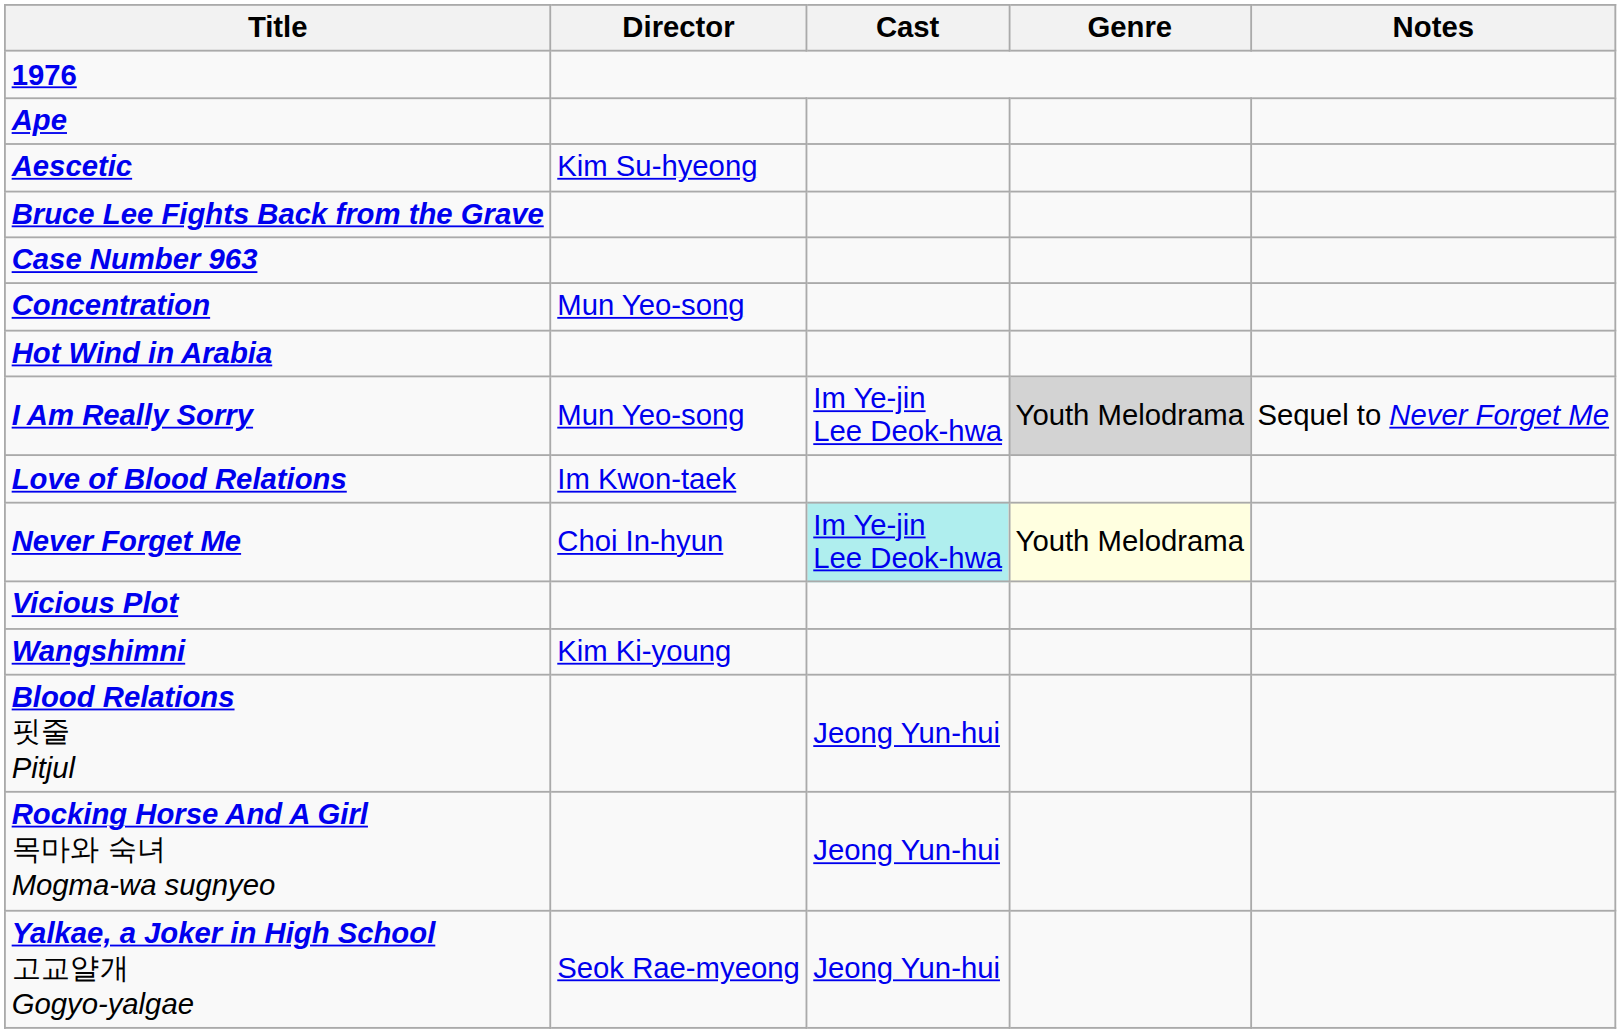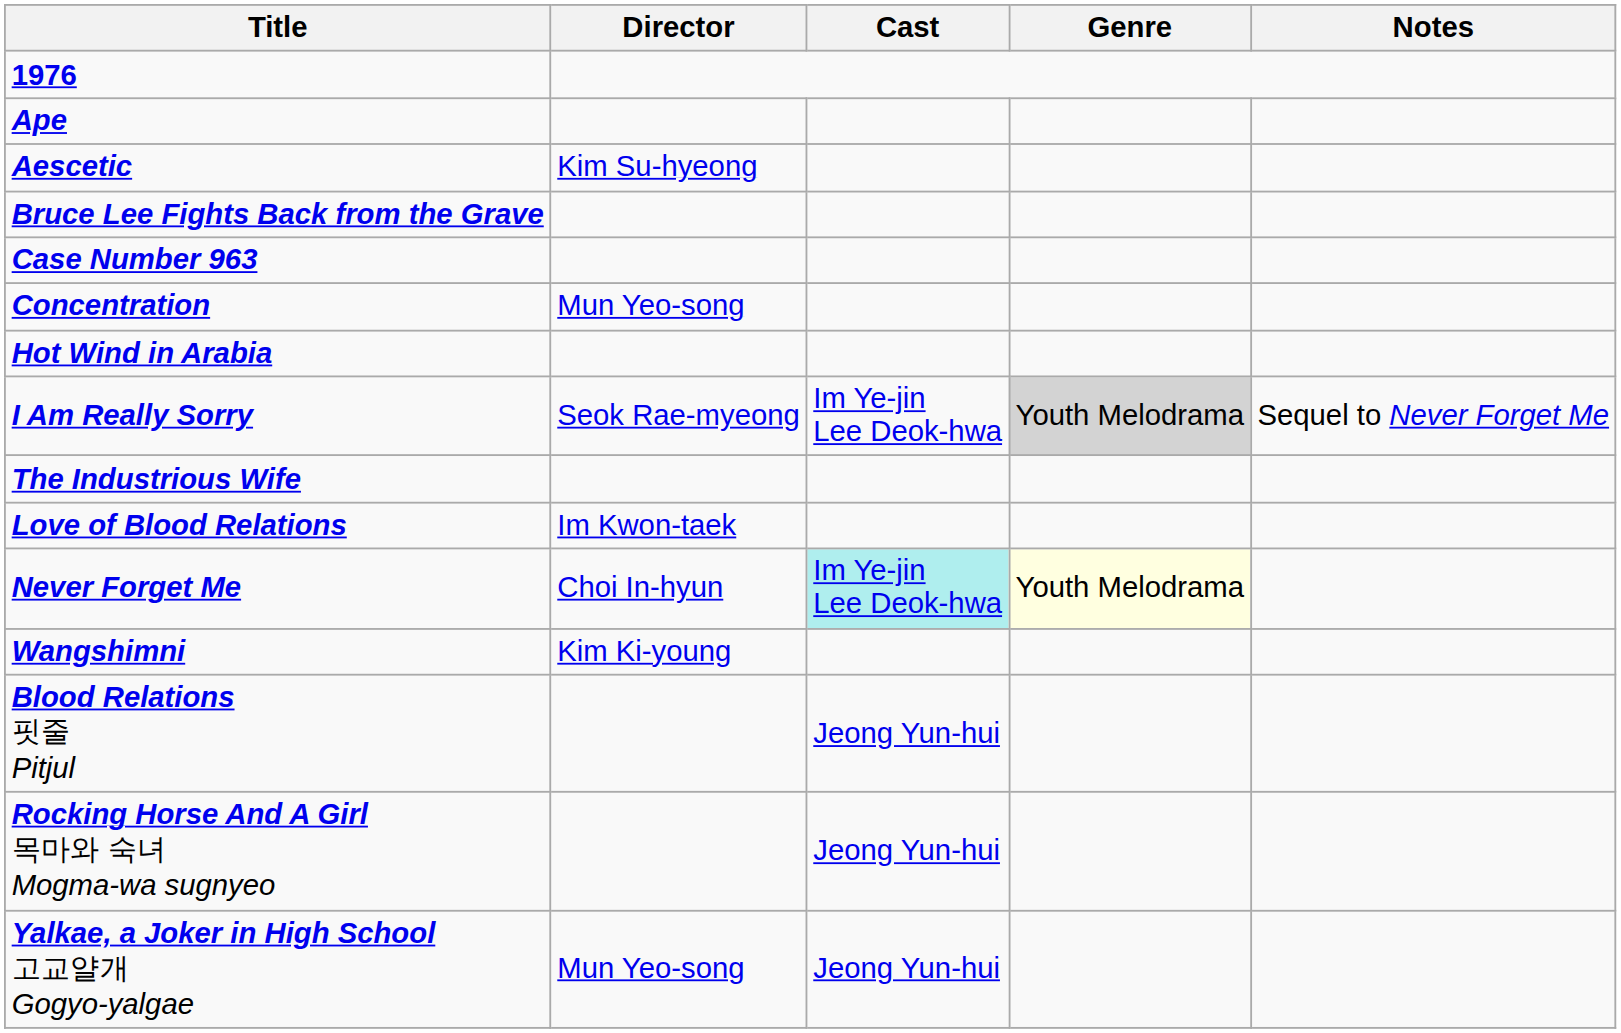(651, 415) Mun Yeo-song -> (679, 415) Seok Rae-myeong
+ row: (156, 478)
- row: (95, 604)
(679, 968) Seok Rae-myeong -> (651, 968) Mun Yeo-song
